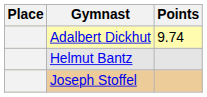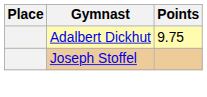(171, 37) 9.74 -> (171, 37) 9.75
- row: (91, 59)
